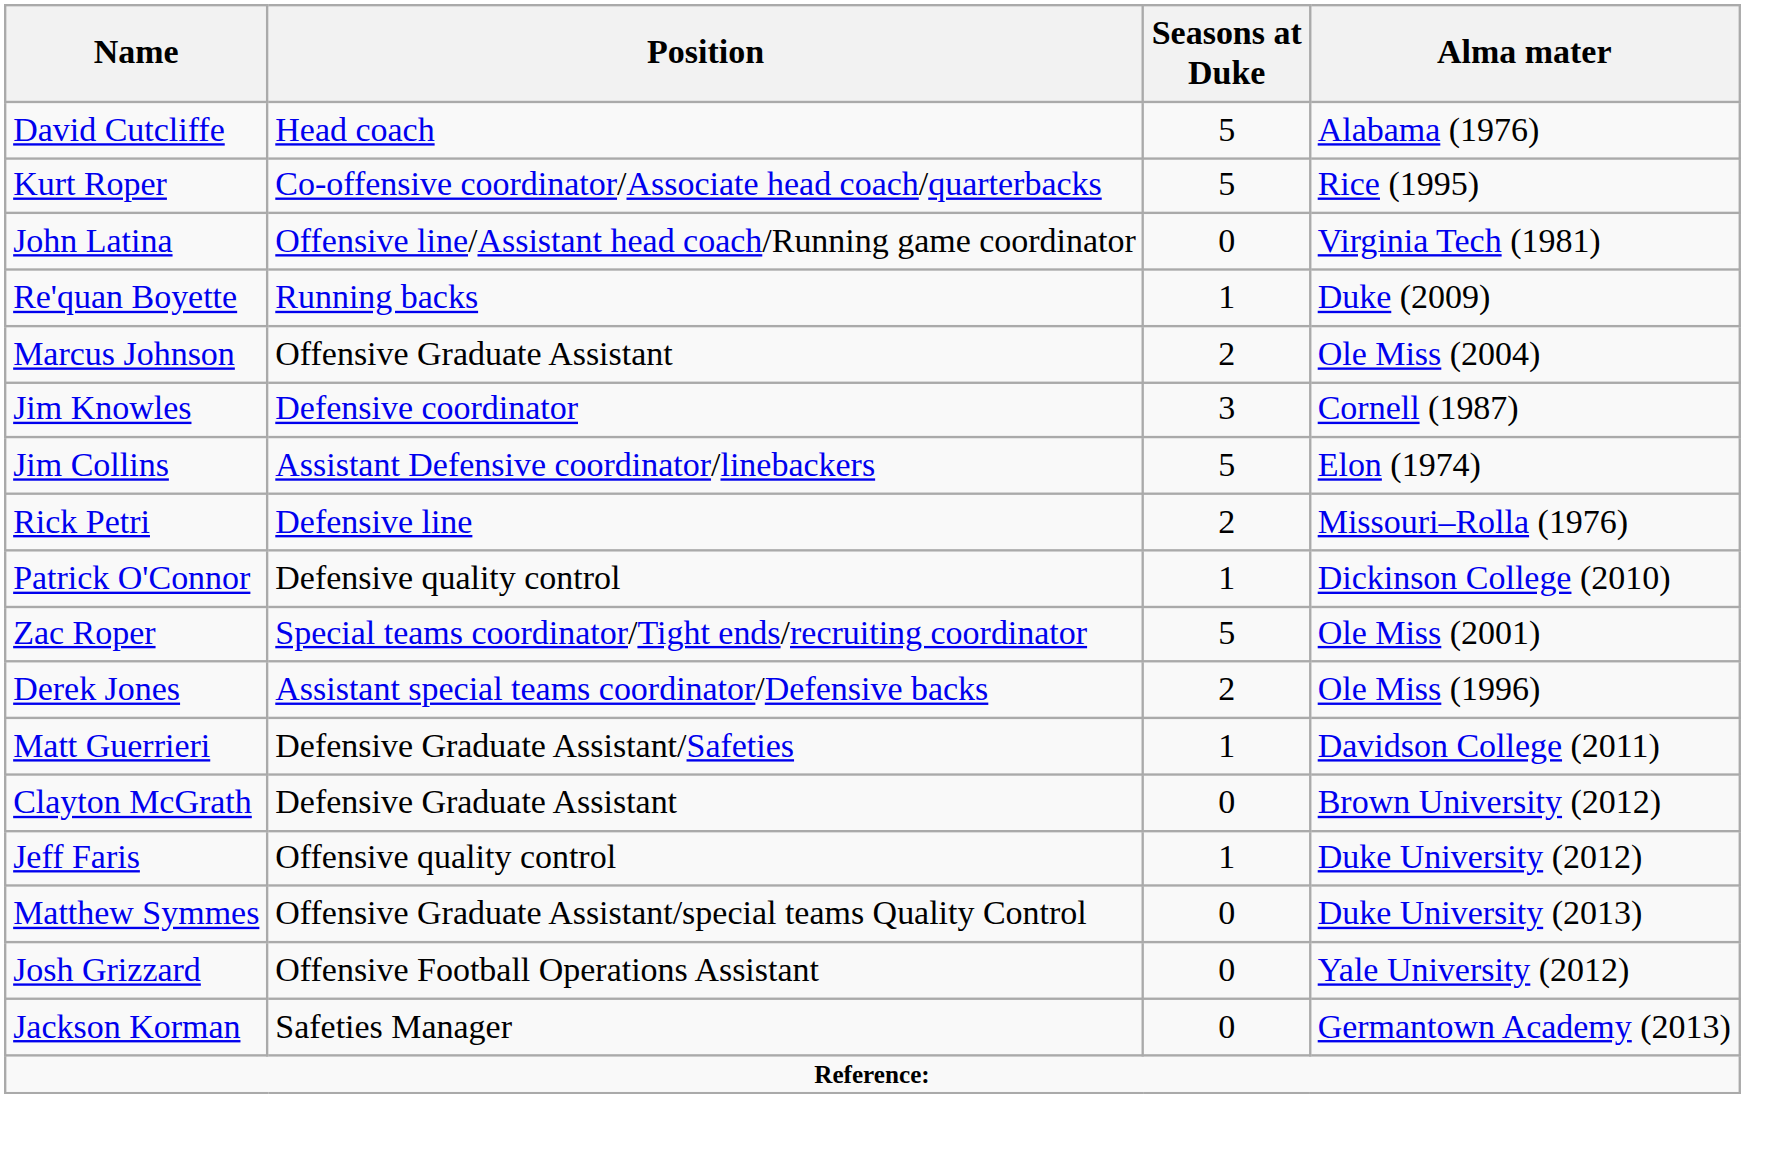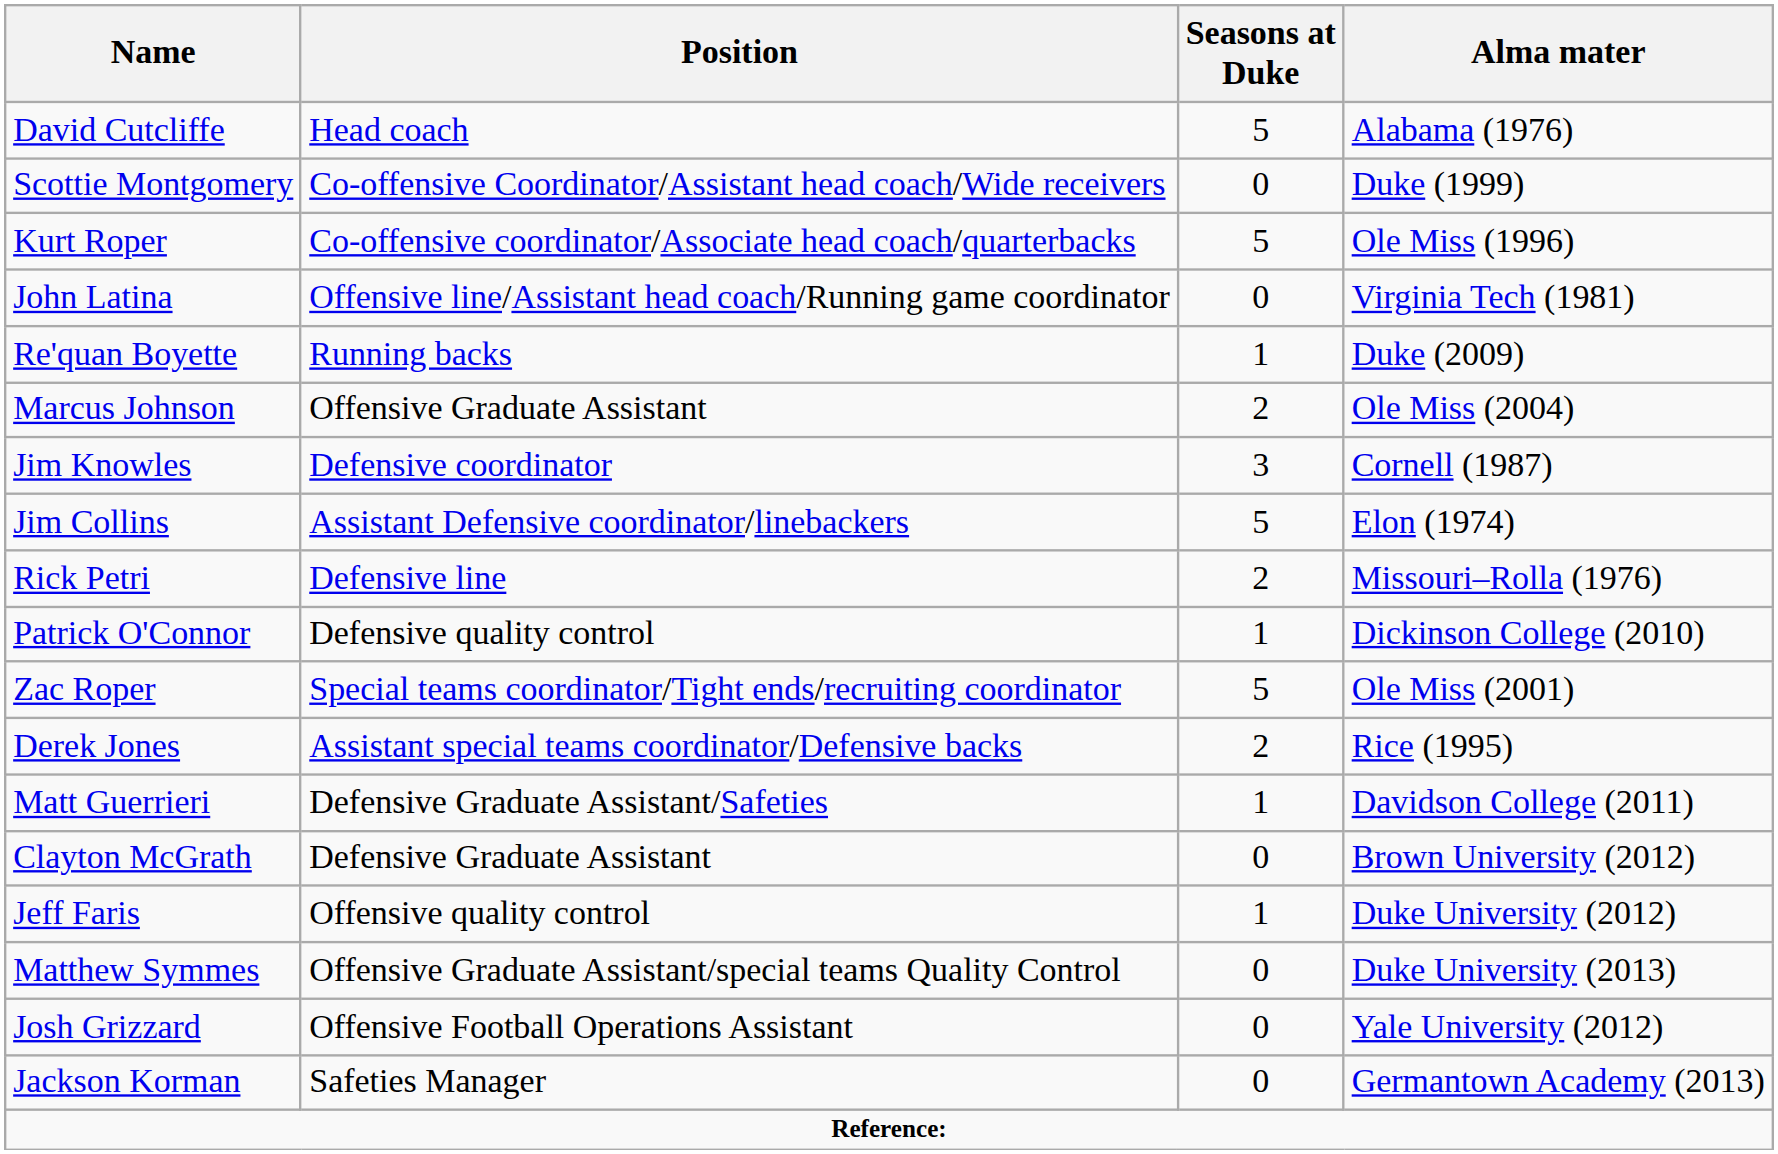+ row: (153, 185)
(1398, 185) Rice (1995) -> (1463, 241) Ole Miss (1996)
(1429, 689) Ole Miss (1996) -> (1432, 745) Rice (1995)
